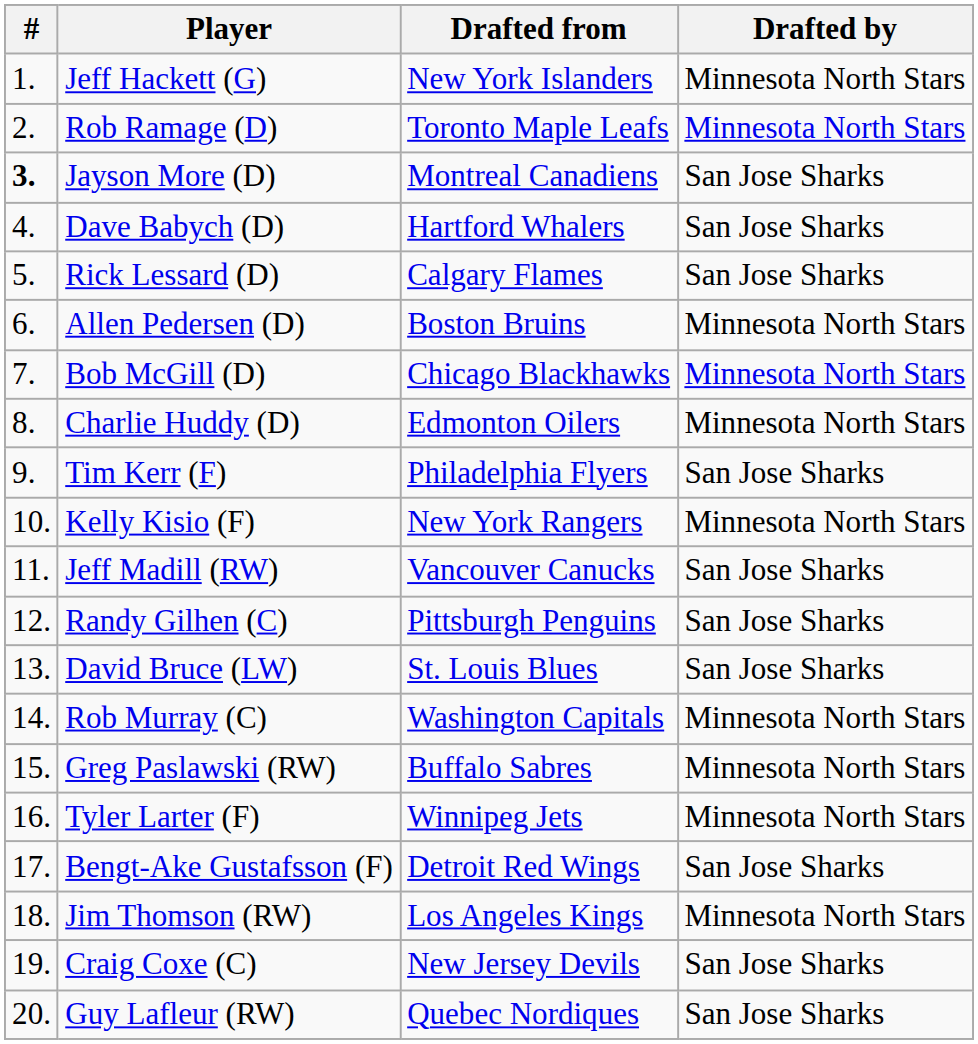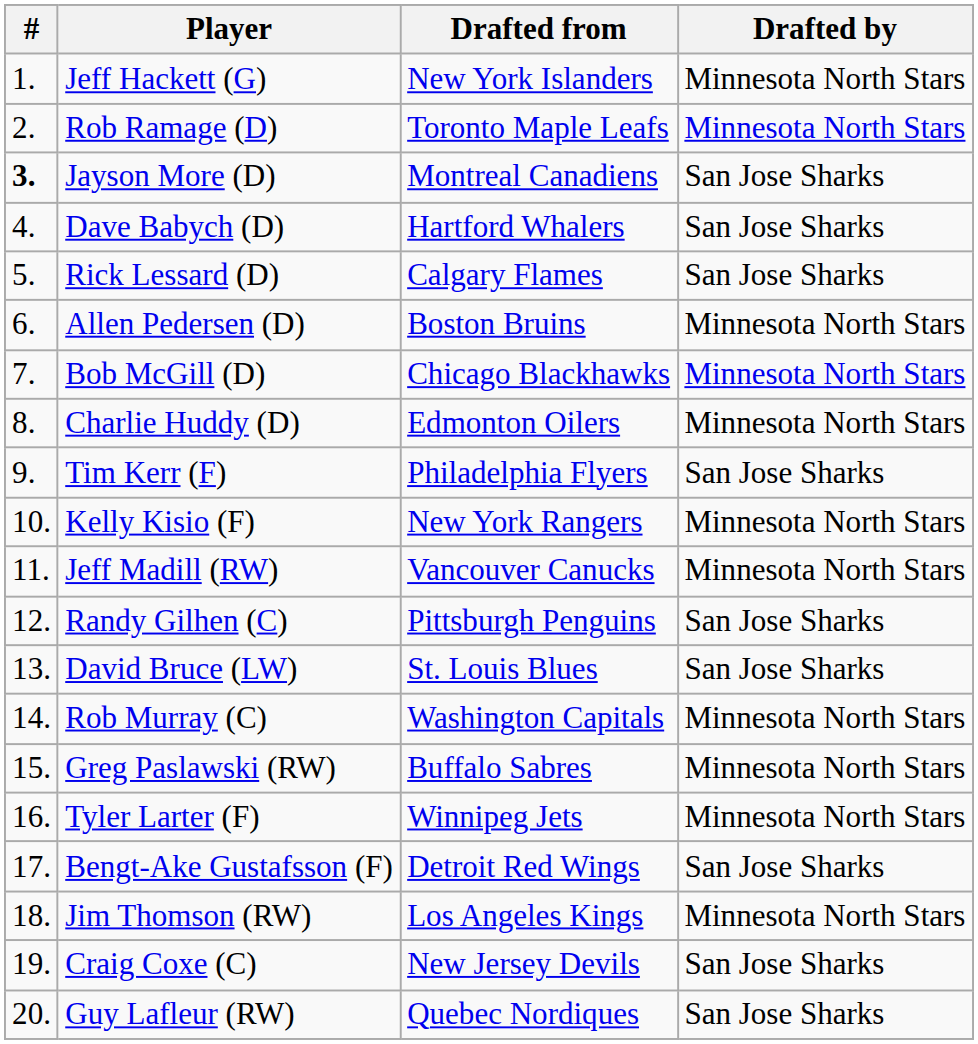(784, 570) San Jose Sharks -> (825, 570) Minnesota North Stars
